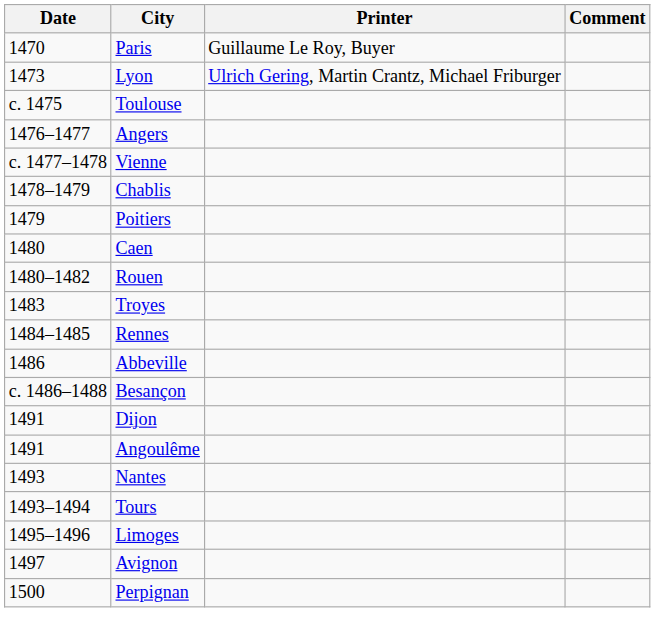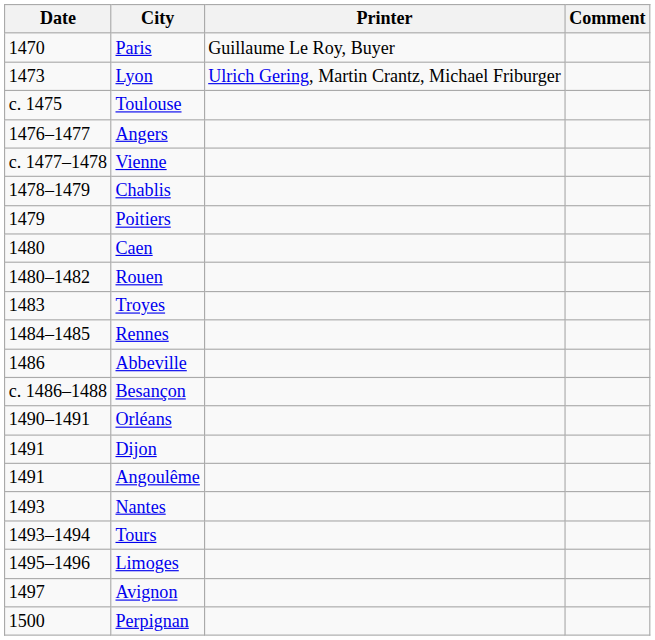+ row: (144, 420)
